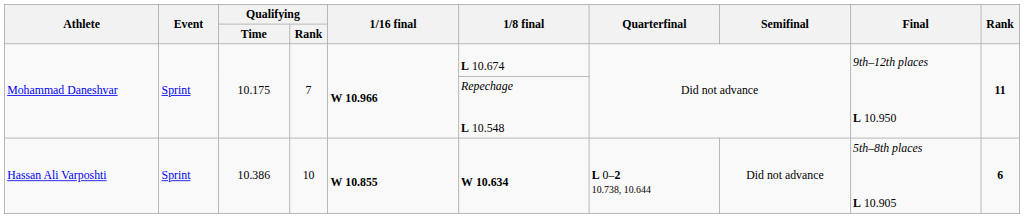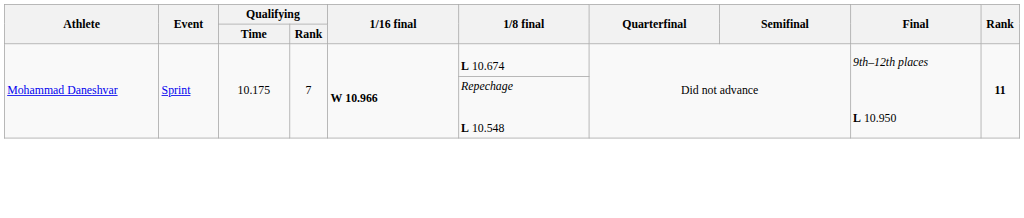- row: (57, 176)
